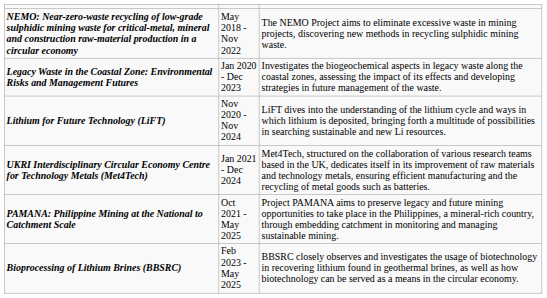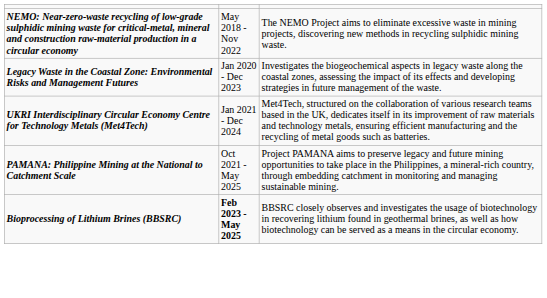- row: (86, 120)
(234, 268) normal -> (234, 219) bold
